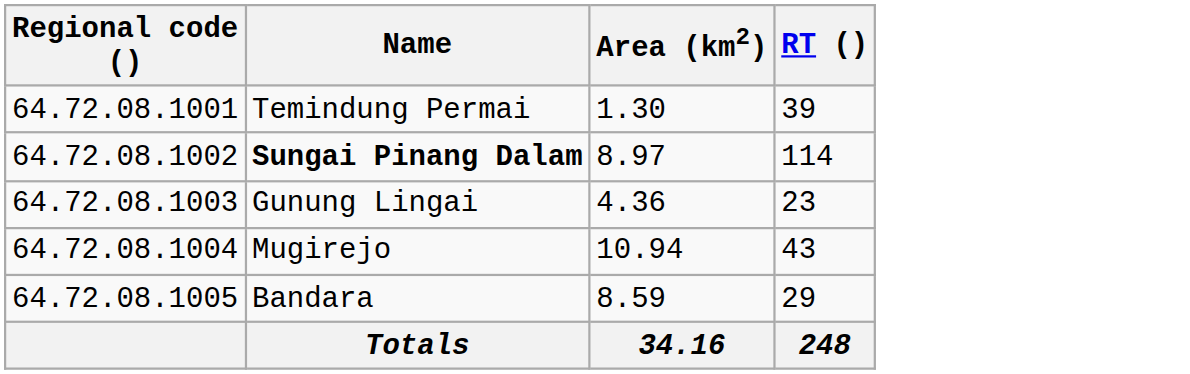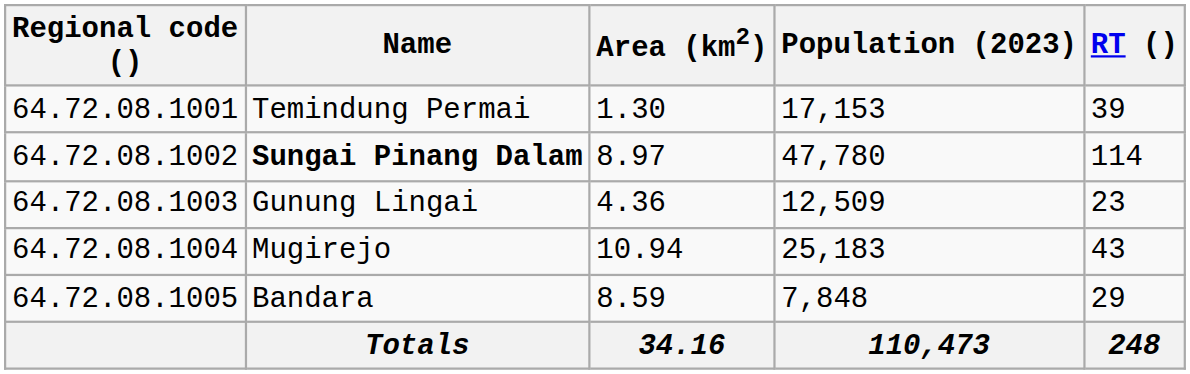+ column: (929, 45)
